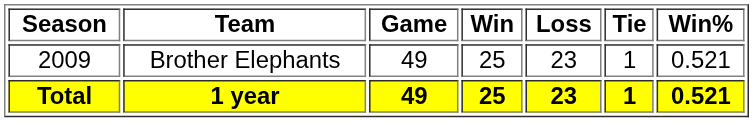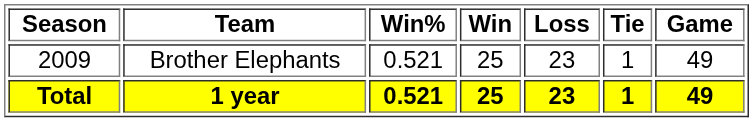columns swapped: (414, 24) <-> (701, 24)
